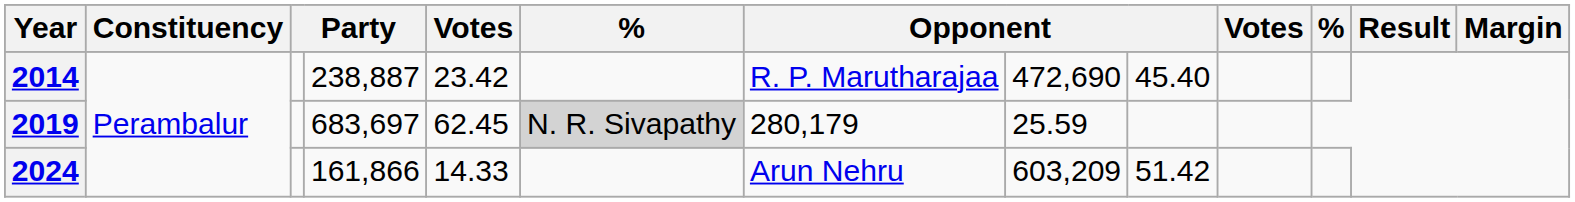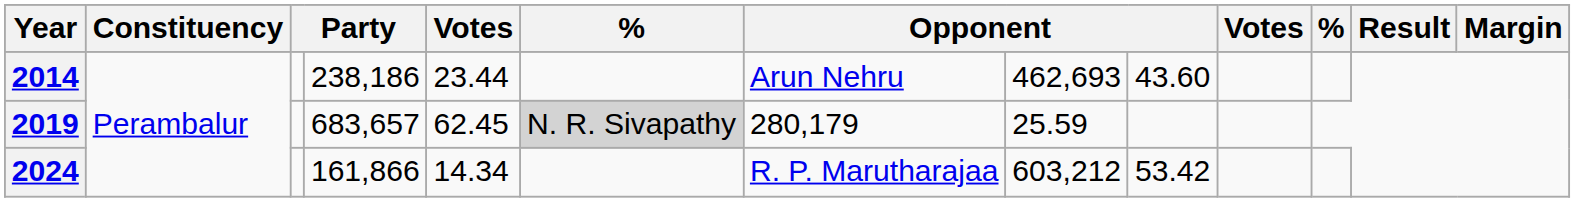(365, 76) 238,887 -> (365, 76) 238,186
(471, 76) 23.42 -> (471, 76) 23.44
(874, 76) R. P. Marutharajaa -> (827, 76) Arun Nehru
(1067, 76) 472,690 -> (1067, 76) 462,693
(1173, 76) 45.40 -> (1173, 76) 43.60
(365, 123) 683,697 -> (365, 123) 683,657
(471, 171) 14.33 -> (471, 171) 14.34
(827, 171) Arun Nehru -> (874, 171) R. P. Marutharajaa
(1067, 171) 603,209 -> (1067, 171) 603,212
(1173, 171) 51.42 -> (1173, 171) 53.42
